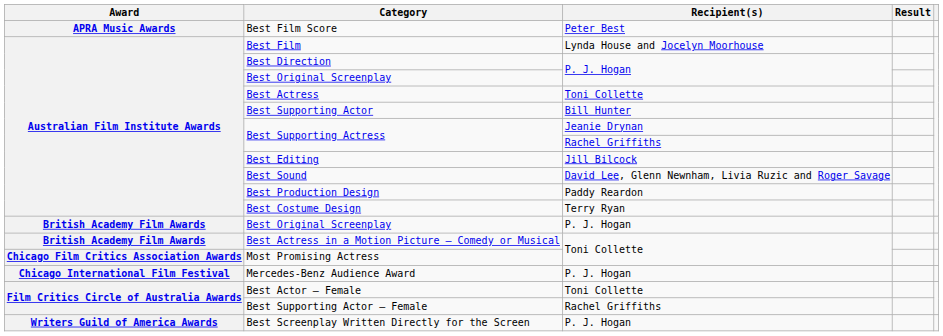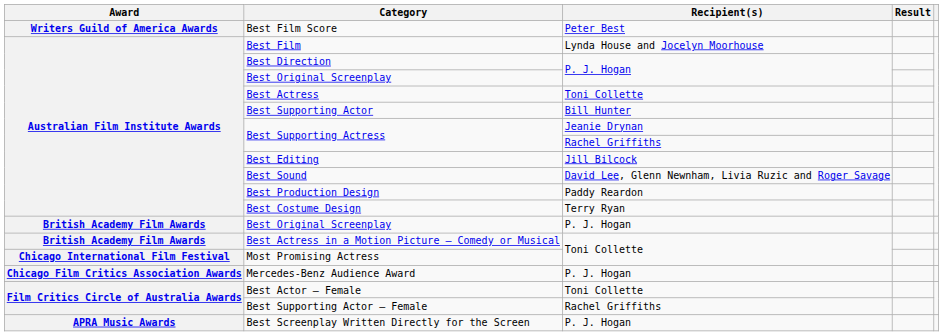(124, 29) APRA Music Awards -> (124, 29) Writers Guild of America Awards
(124, 257) Chicago Film Critics Association Awards -> (124, 257) Chicago International Film Festival
(124, 274) Chicago International Film Festival -> (124, 274) Chicago Film Critics Association Awards
(124, 323) Writers Guild of America Awards -> (124, 323) APRA Music Awards
